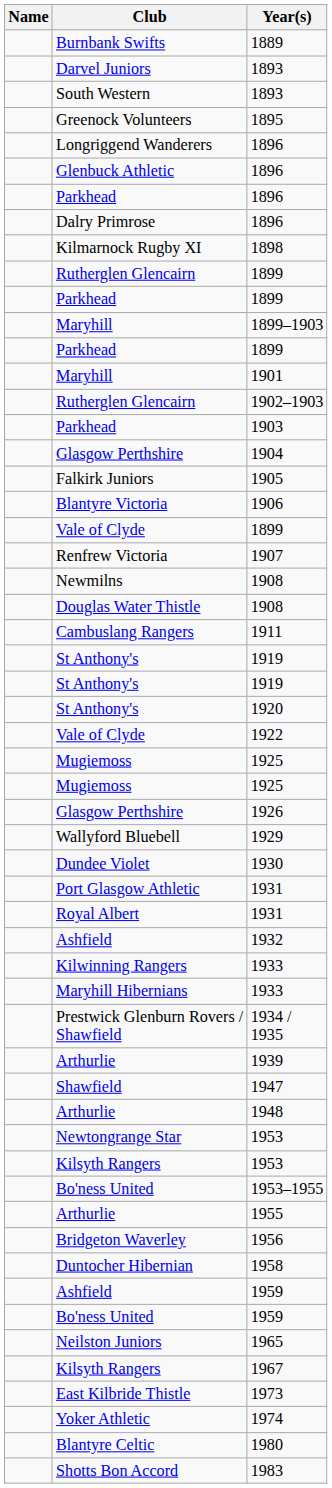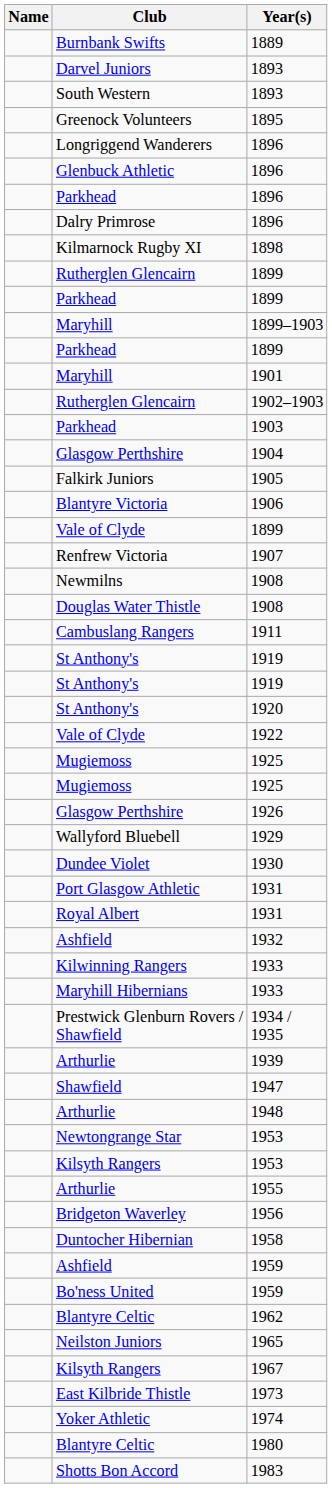- row: (105, 1188)
+ row: (105, 1316)
